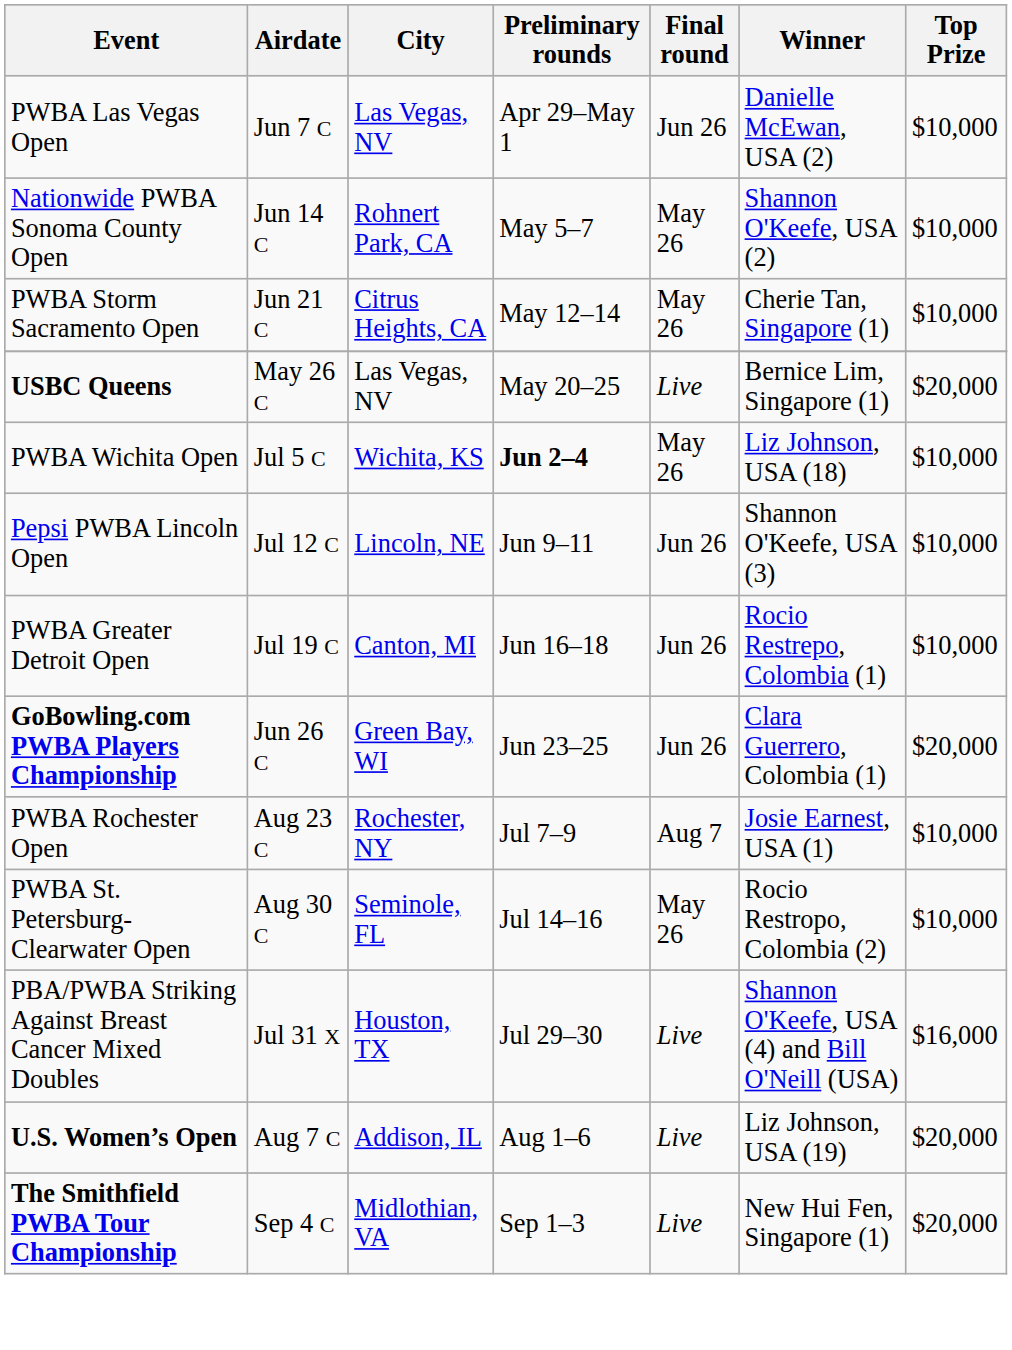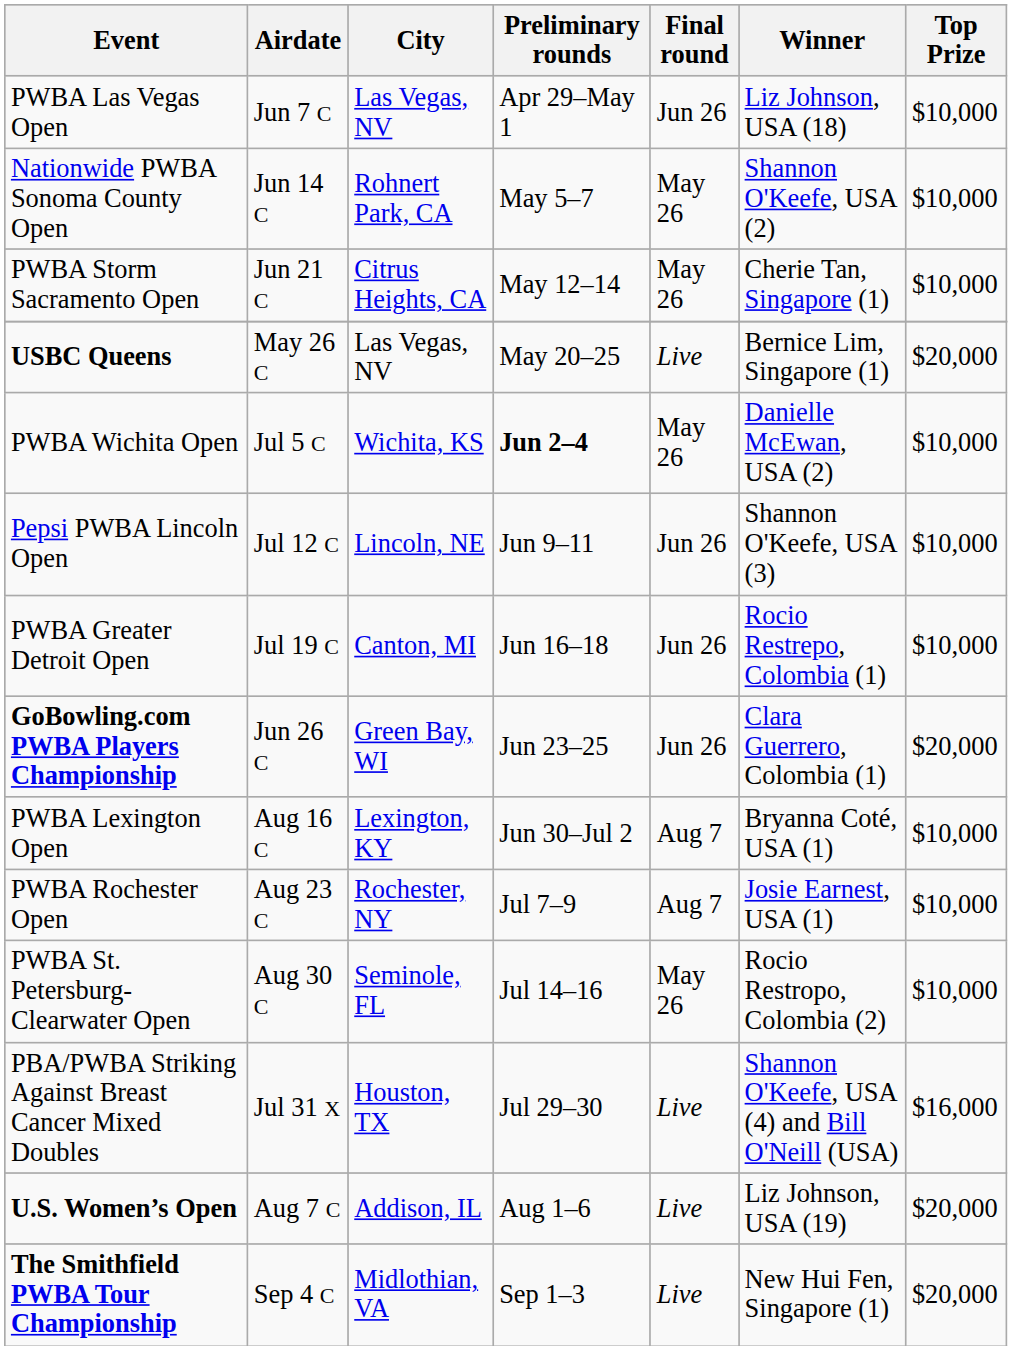(796, 126) Danielle McEwan, USA (2) -> (812, 111) Liz Johnson, USA (18)
(812, 457) Liz Johnson, USA (18) -> (796, 442) Danielle McEwan, USA (2)
+ row: (106, 832)
